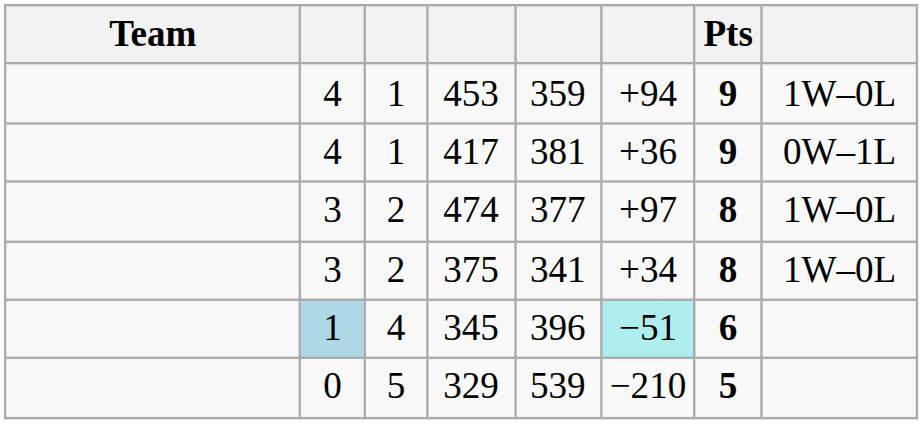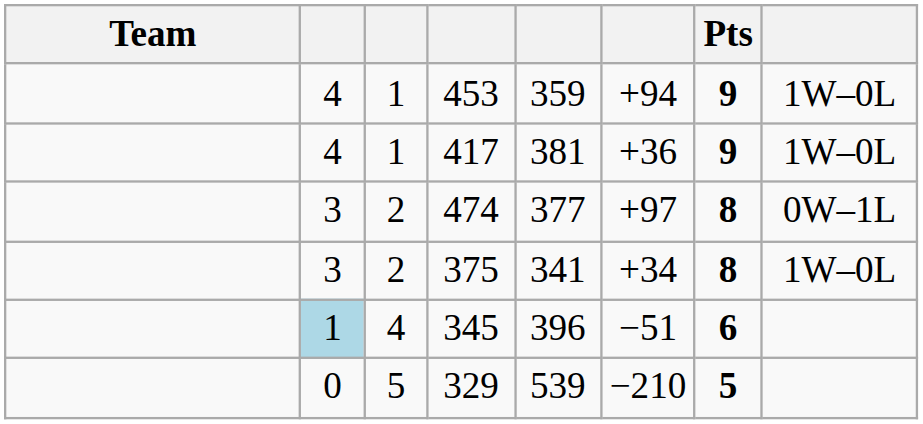(840, 151) 0W–1L -> (840, 151) 1W–0L
(840, 210) 1W–0L -> (840, 210) 0W–1L
(648, 328) paleturquoise background -> (648, 328) no background
